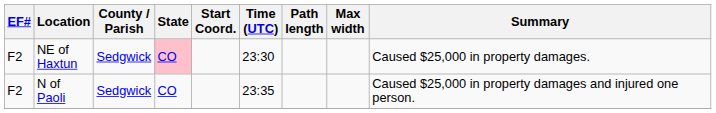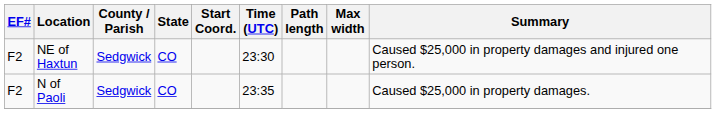(167, 56) pink background -> (167, 56) no background
(481, 56) Caused $25,000 in property damages. -> (525, 56) Caused $25,000 in property damages and injured one person.
(525, 91) Caused $25,000 in property damages and injured one person. -> (481, 91) Caused $25,000 in property damages.
